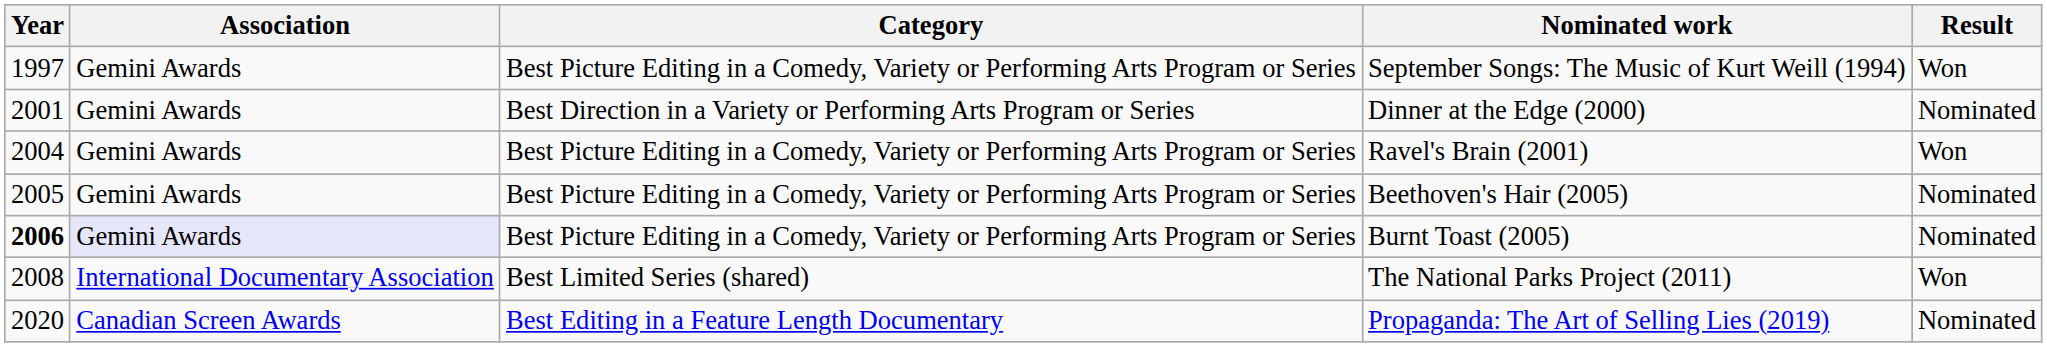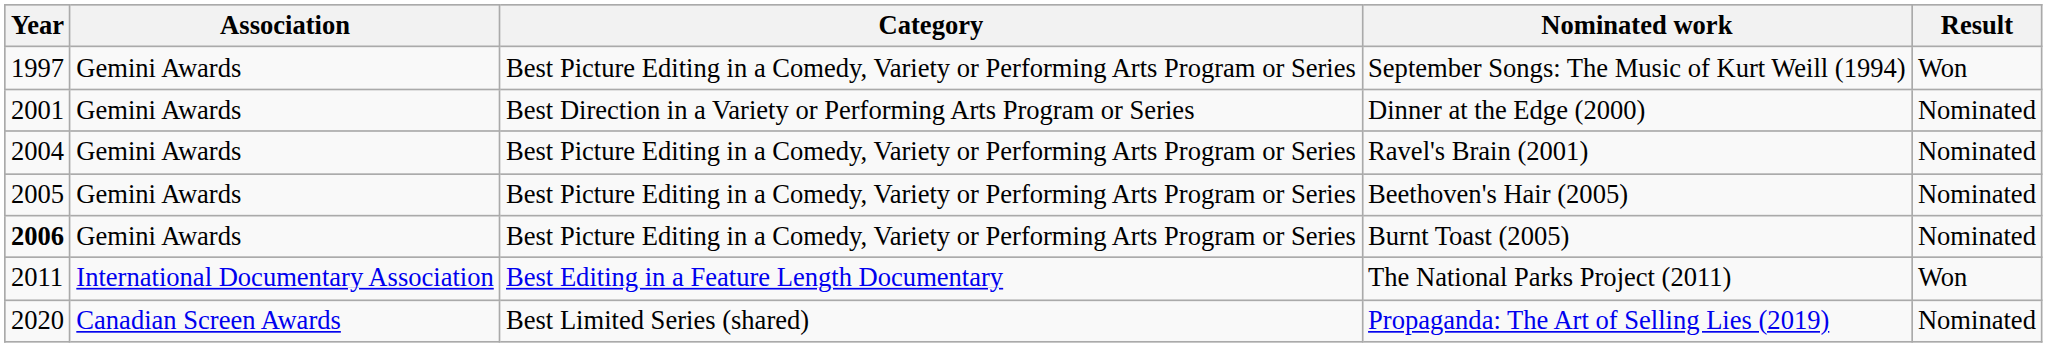(1943, 151) Won -> (1977, 151) Nominated
(159, 236) lavender background -> (159, 236) no background
(38, 278) 2008 -> (37, 278) 2011
(658, 278) Best Limited Series (shared) -> (755, 278) Best Editing in a Feature Length Documentary
(755, 320) Best Editing in a Feature Length Documentary -> (658, 320) Best Limited Series (shared)
